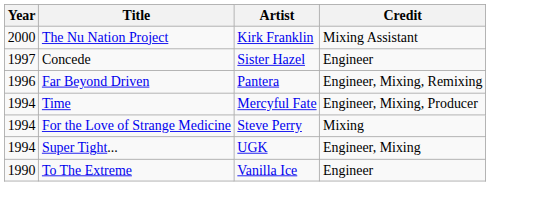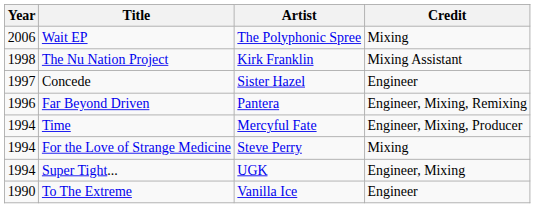+ row: (65, 37)
(22, 37) 2000 -> (22, 59) 1998
